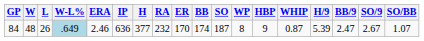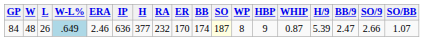(222, 28) no background -> (222, 28) lightyellow background
(372, 28) 2.67 -> (372, 28) 2.66
